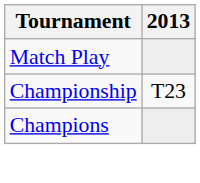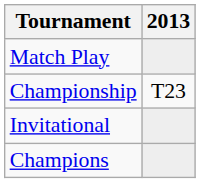+ row: (60, 125)
